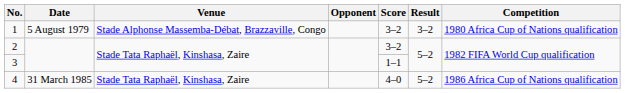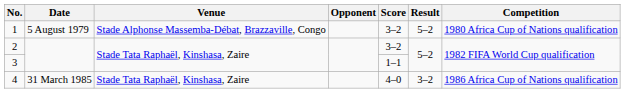(425, 29) 3–2 -> (425, 29) 5–2
(425, 79) 5–2 -> (425, 79) 3–2
